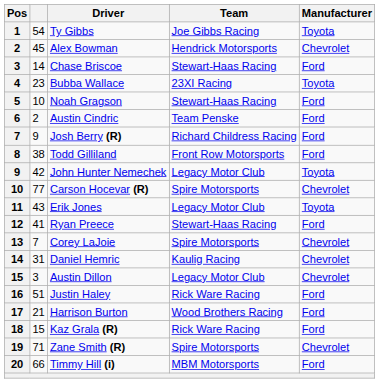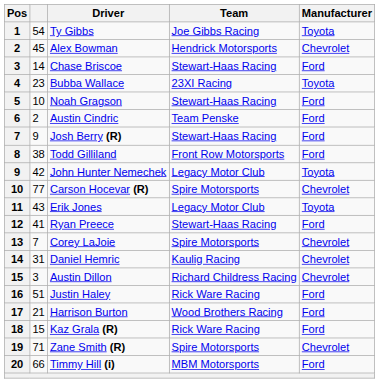(234, 136) Richard Childress Racing -> (224, 136) Stewart-Haas Racing
(218, 277) Legacy Motor Club -> (234, 277) Richard Childress Racing
